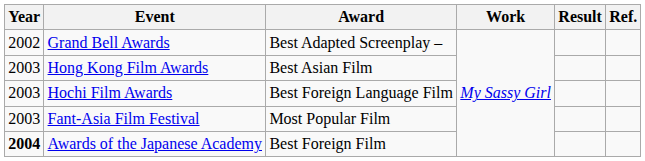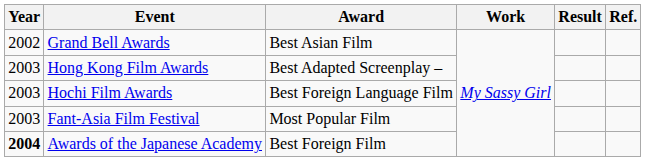(356, 42) Best Adapted Screenplay – -> (321, 42) Best Asian Film
(321, 67) Best Asian Film -> (356, 67) Best Adapted Screenplay –
